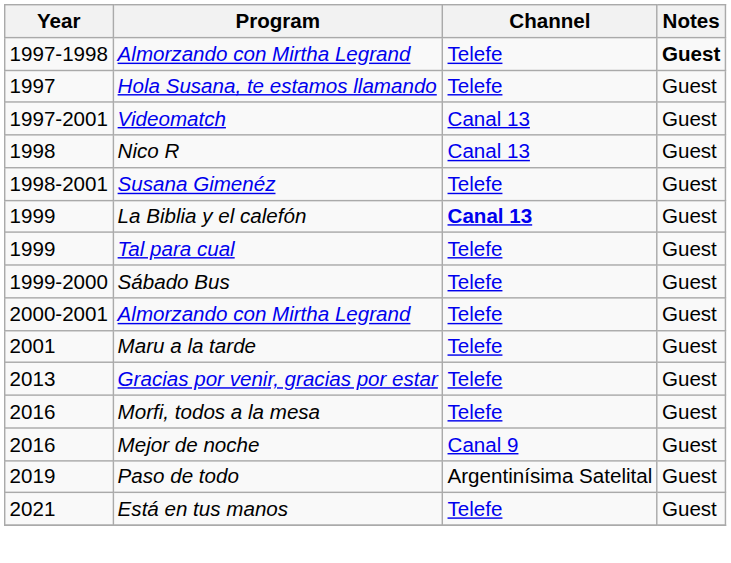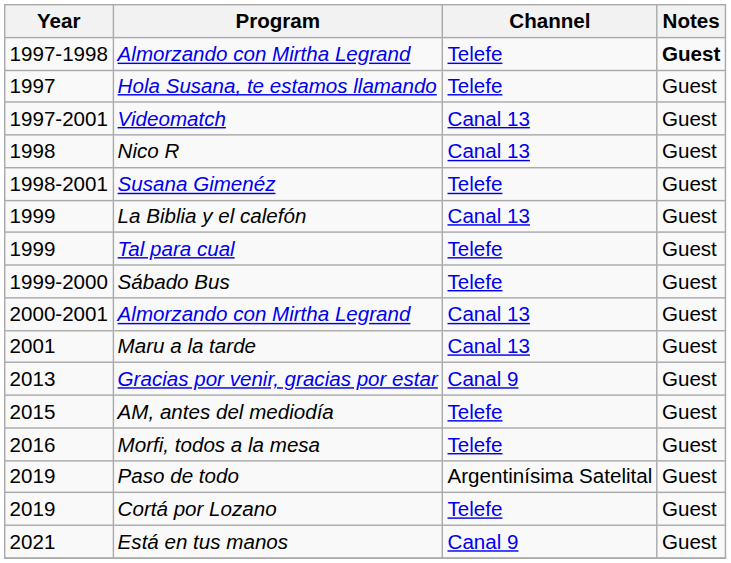(490, 217) bold -> (489, 217) normal
(475, 314) Telefe -> (489, 314) Canal 13
(475, 347) Telefe -> (489, 347) Canal 13
(475, 379) Telefe -> (483, 379) Canal 9
+ row: (32, 412)
- row: (32, 444)
+ row: (32, 509)
(475, 509) Telefe -> (483, 542) Canal 9
